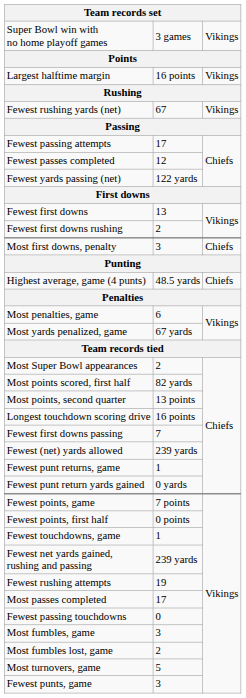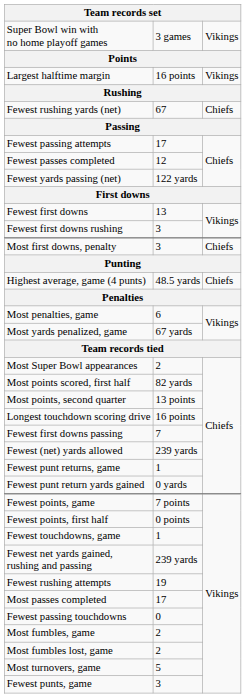(222, 110) Vikings -> (219, 110) Chiefs
(158, 229) 2 -> (158, 229) 3
(158, 633) 3 -> (158, 633) 2
